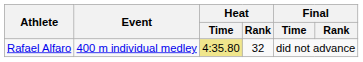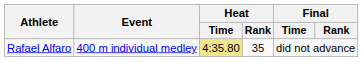(258, 48) 32 -> (258, 48) 35
